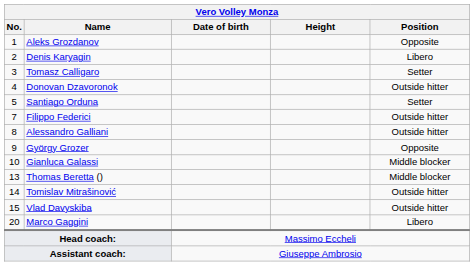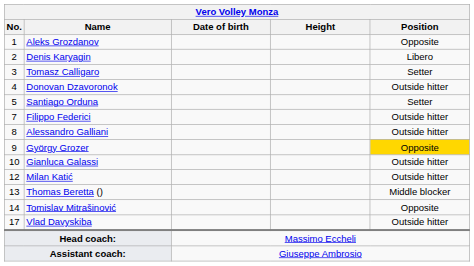(420, 147) no background -> (420, 147) gold background
(420, 162) Middle blocker -> (420, 162) Outside hitter
+ row: (50, 177)
(420, 192) Outside hitter -> (420, 207) Opposite
(14, 207) 15 -> (14, 222) 17
- row: (57, 222)
